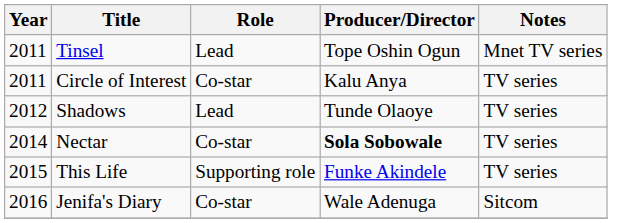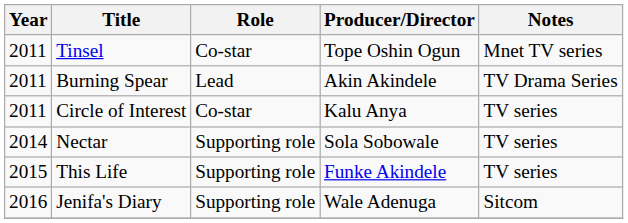(214, 50) Lead -> (223, 50) Co-star
+ row: (112, 80)
- row: (91, 111)
(223, 141) Co-star -> (255, 141) Supporting role
(383, 141) bold -> (381, 141) normal
(223, 202) Co-star -> (255, 202) Supporting role
